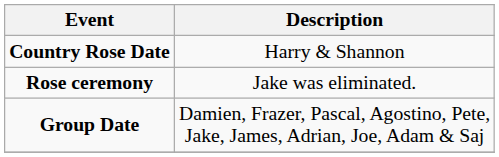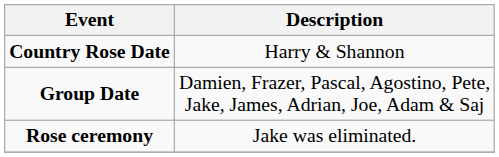rows swapped: (89, 124) <-> (89, 82)
